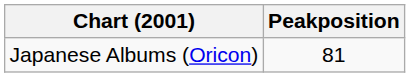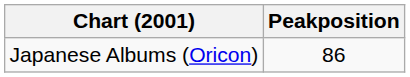(334, 54) 81 -> (334, 54) 86
